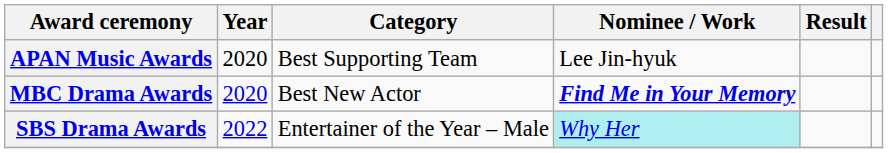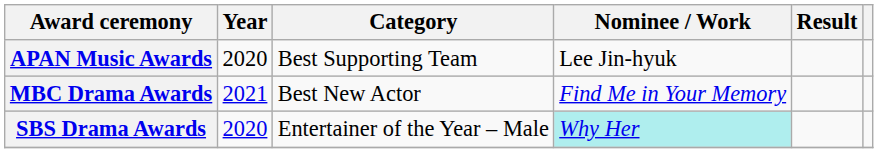(245, 93) 2020 -> (245, 93) 2021
(677, 93) bold -> (673, 93) normal
(245, 128) 2022 -> (245, 128) 2020
